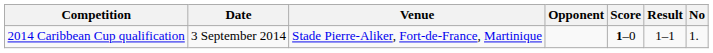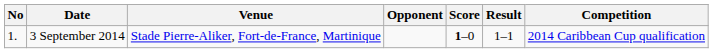columns swapped: (697, 14) <-> (96, 14)
